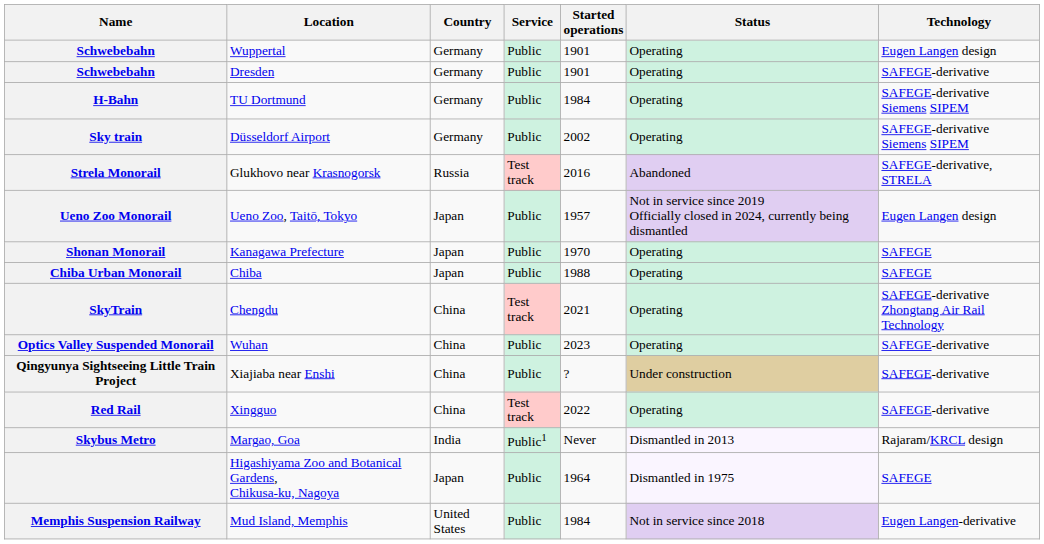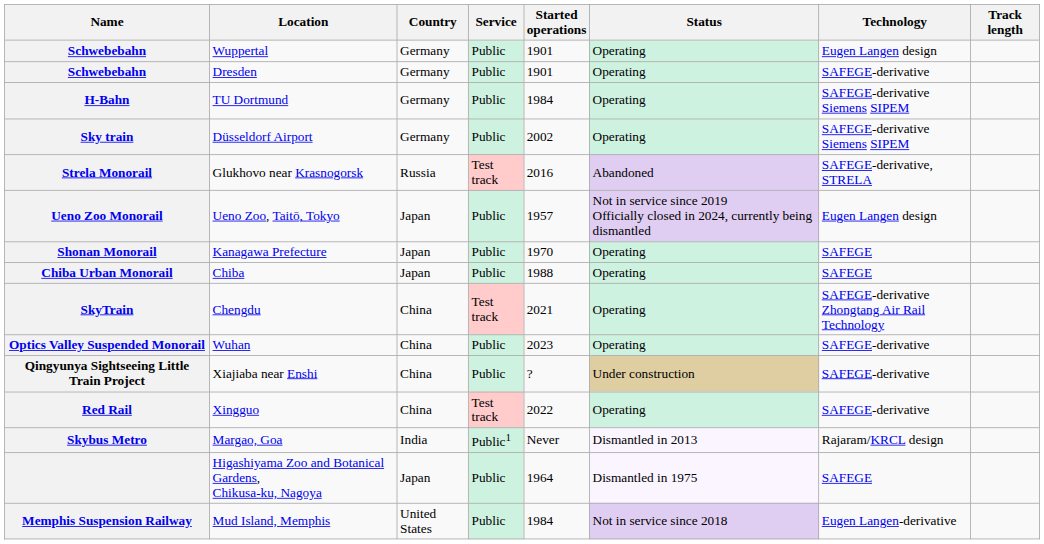+ column: (1005, 22)
